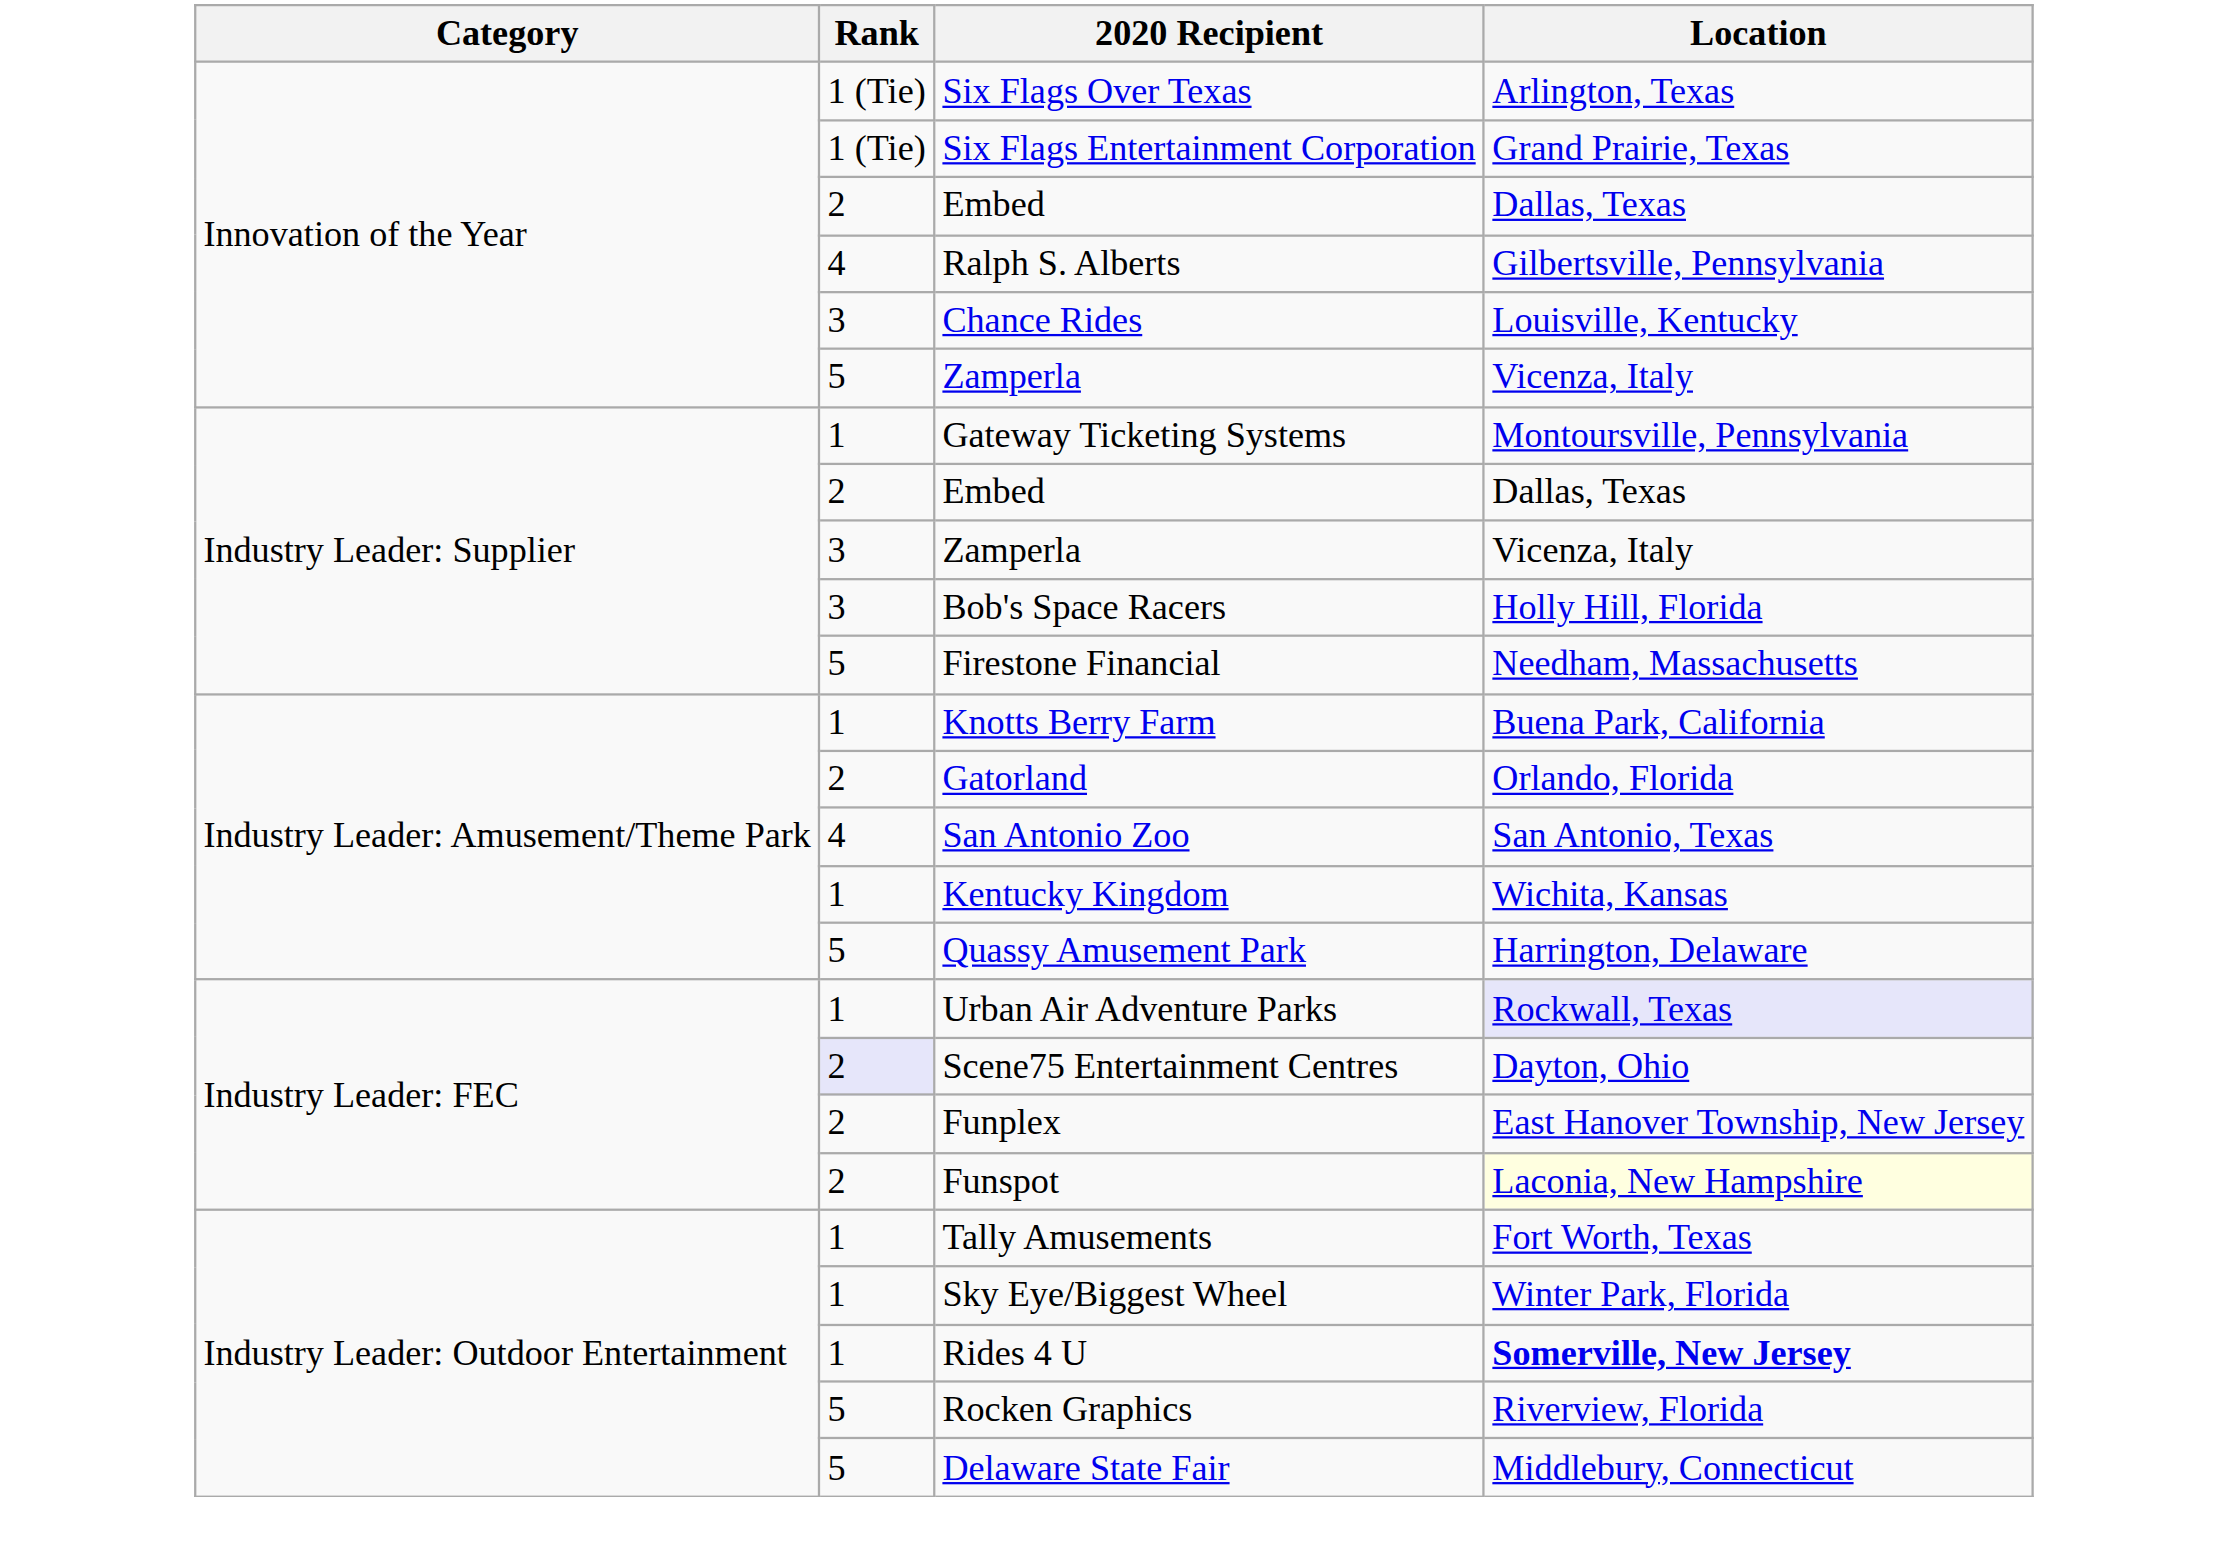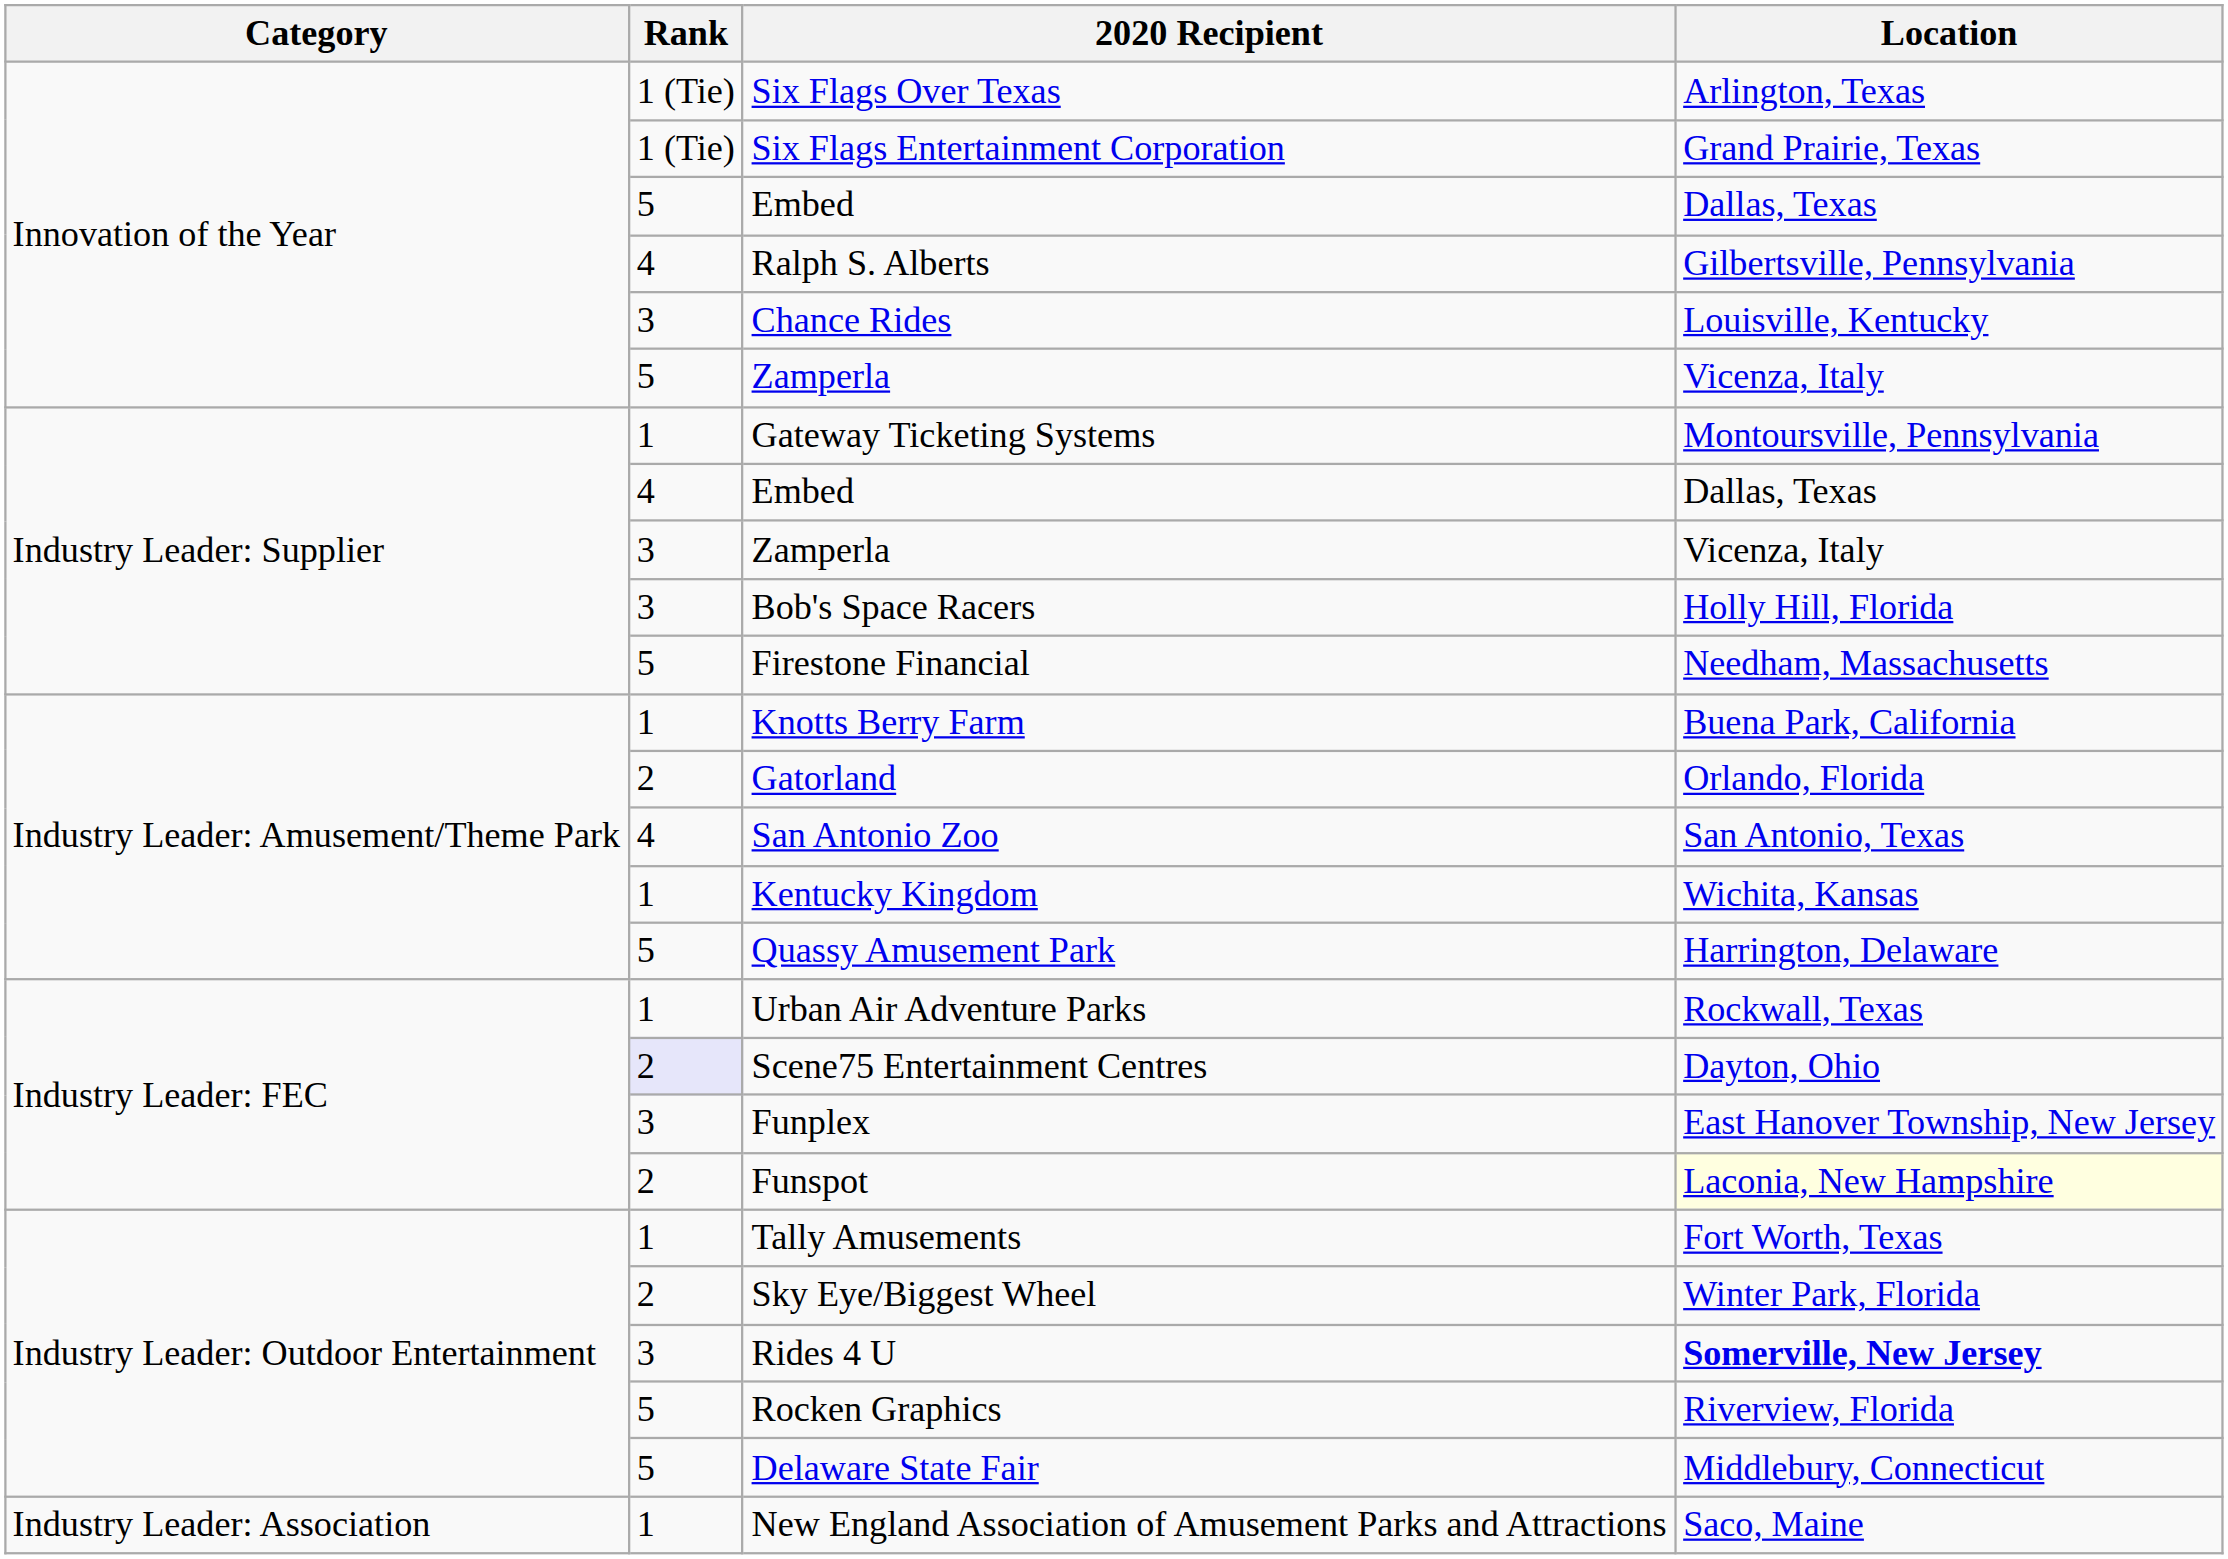(837, 205) 2 -> (646, 205) 5
(837, 491) 2 -> (646, 491) 4
(1612, 1008) lavender background -> (1803, 1008) no background
(837, 1122) 2 -> (646, 1122) 3
(837, 1294) 1 -> (646, 1294) 2
(837, 1352) 1 -> (646, 1352) 3
+ row: (221, 1524)
